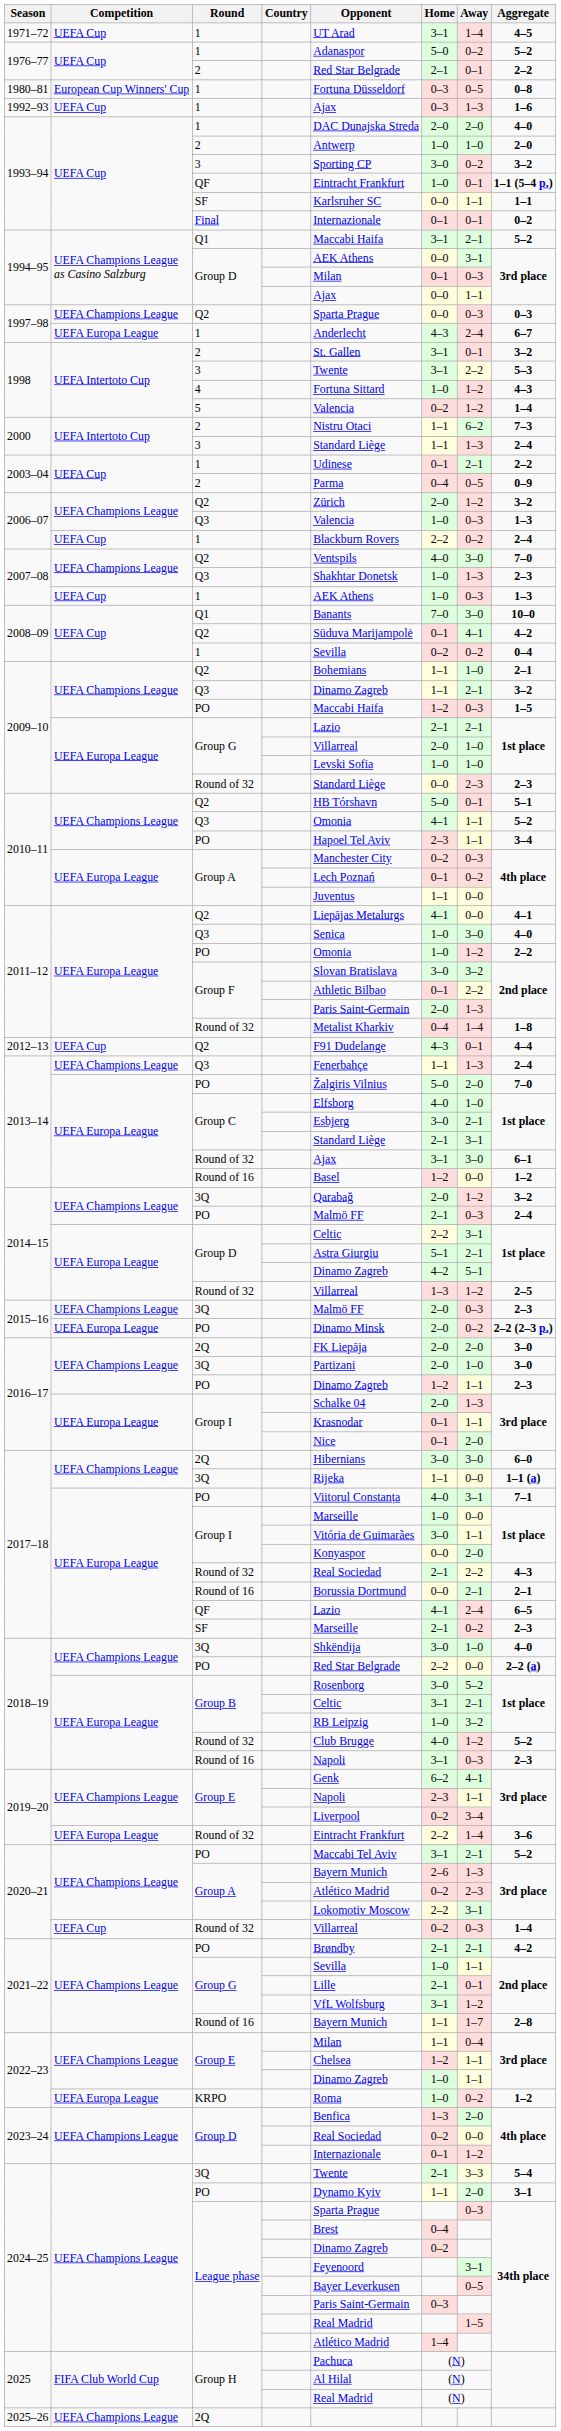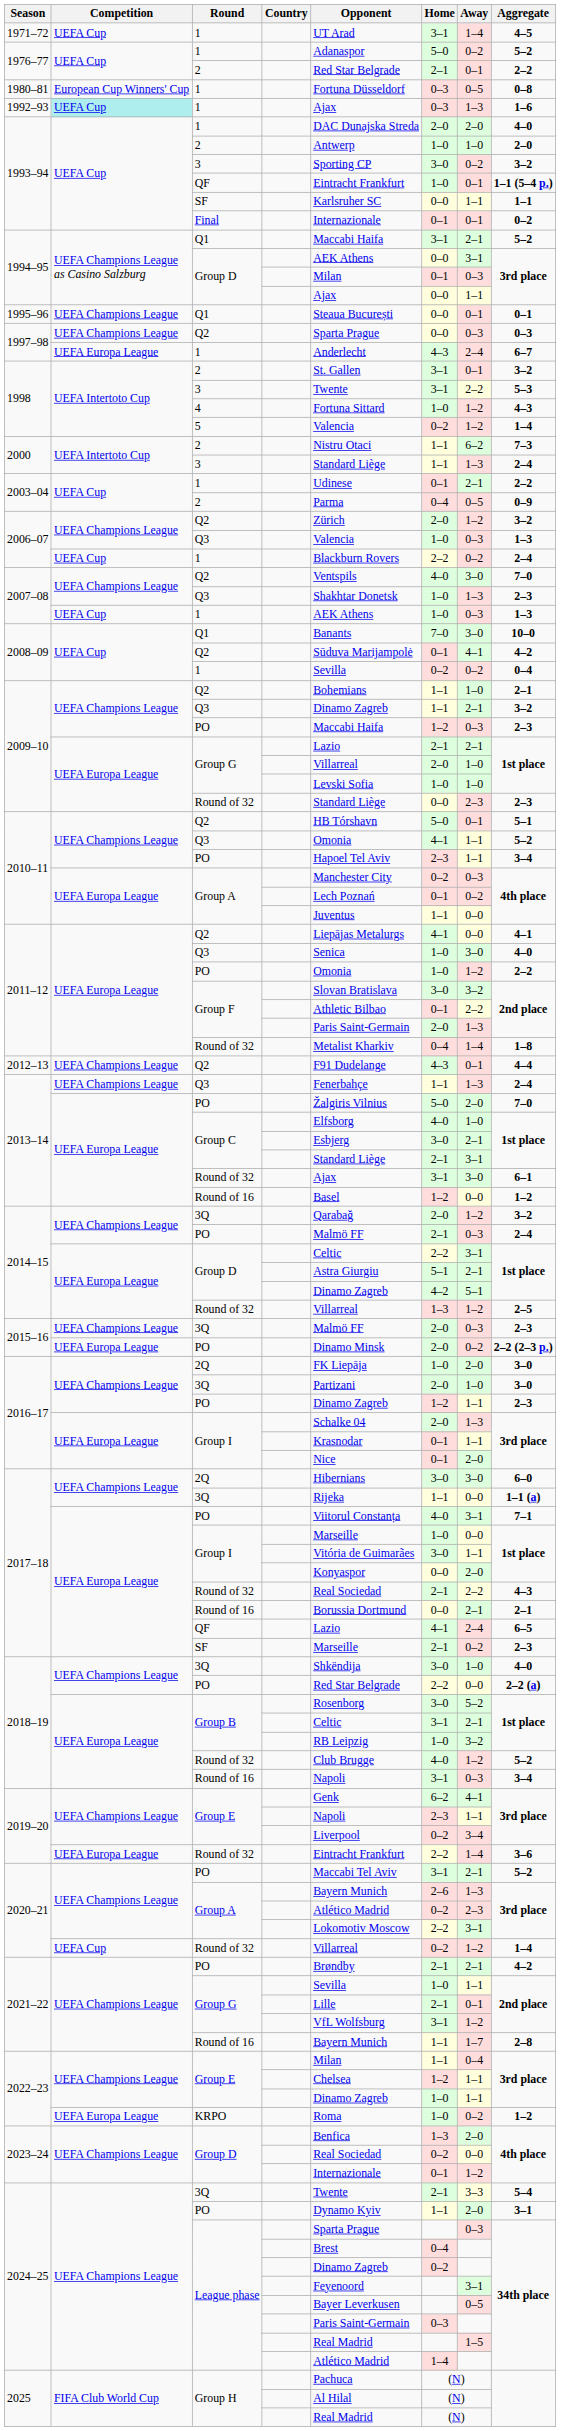(80, 107) no background -> (80, 107) paleturquoise background
+ row: (28, 314)
(523, 708) 1–5 -> (523, 727) 2–3
(80, 1046) UEFA Cup -> (116, 1065) UEFA Champions League
(440, 1347) 2–0 -> (440, 1365) 1–0
(523, 1760) 2–3 -> (523, 1778) 3–4
(474, 1929) 0–3 -> (474, 1947) 1–2
- row: (28, 2417)
